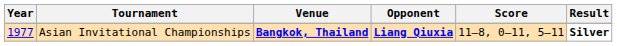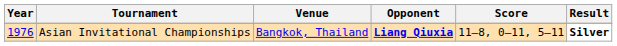(20, 32) 1977 -> (20, 32) 1976
(312, 32) bold -> (312, 32) normal
